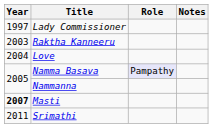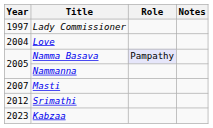- row: (74, 41)
(17, 101) bold -> (17, 86) normal
(17, 116) 2011 -> (17, 101) 2012
+ row: (49, 116)
